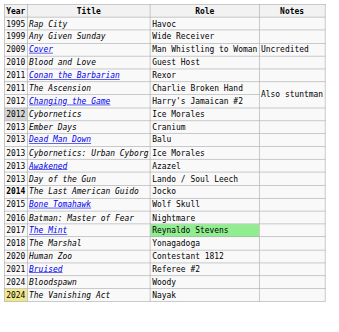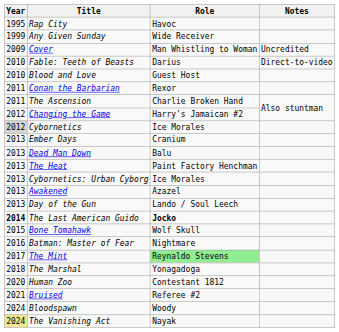+ row: (82, 62)
+ row: (48, 166)
(164, 192) normal -> (164, 218) bold
